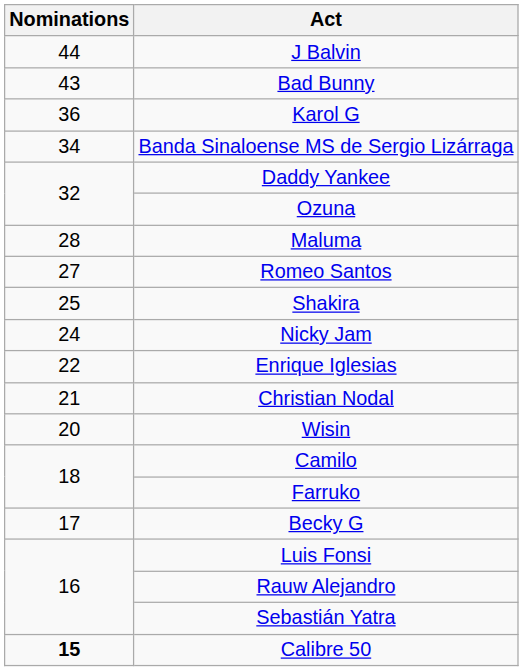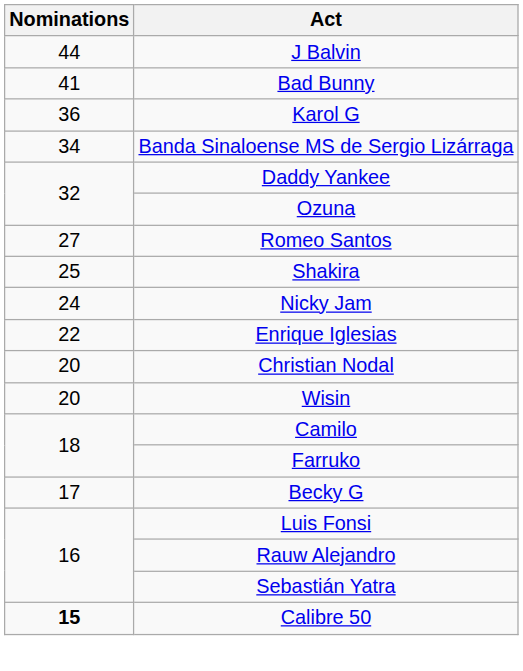(69, 83) 43 -> (69, 83) 41
- row: (326, 240)
(69, 397) 21 -> (69, 366) 20
